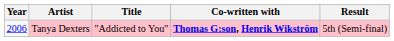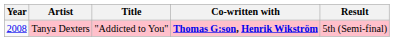(17, 28) 2006 -> (17, 28) 2008
